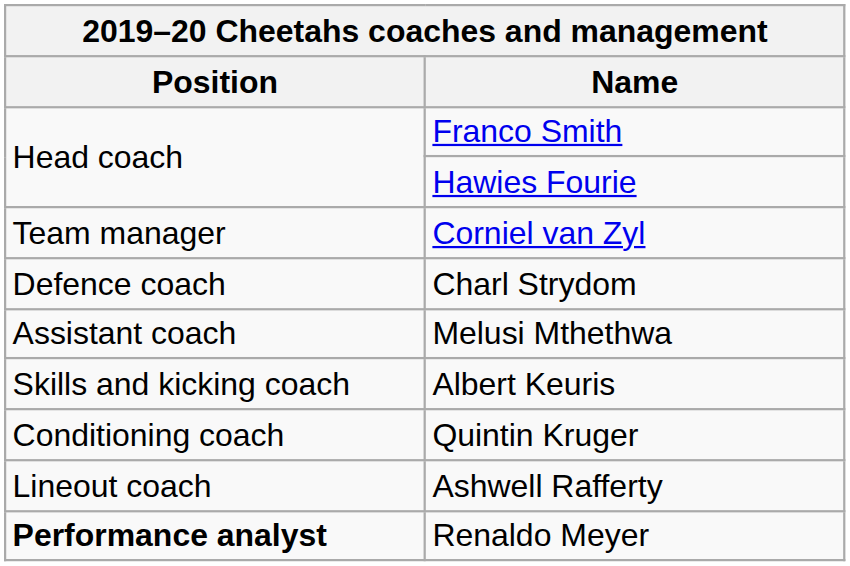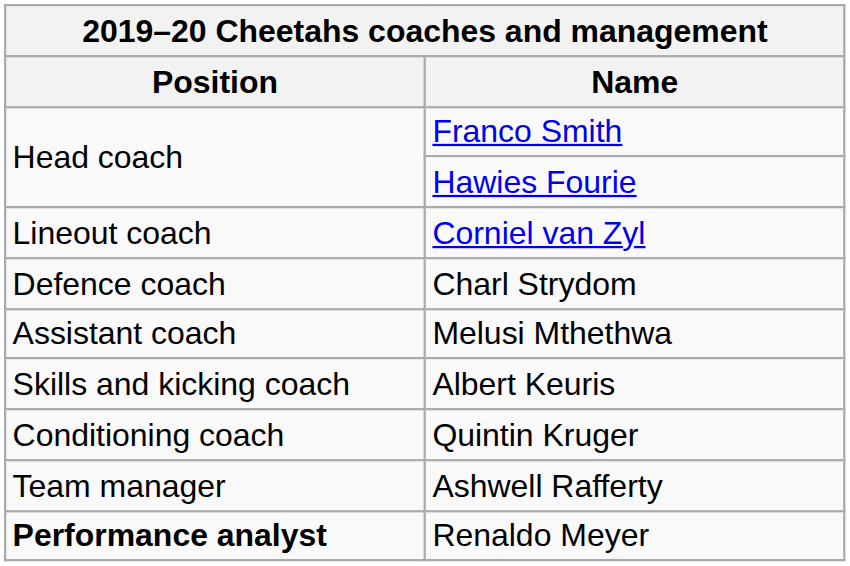(119, 233) Team manager -> (112, 233) Lineout coach
(112, 485) Lineout coach -> (119, 485) Team manager
